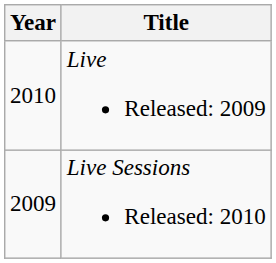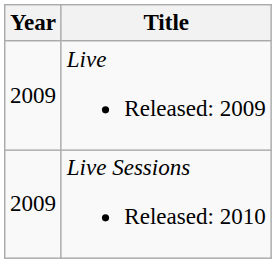(33, 95) 2010 -> (33, 95) 2009
